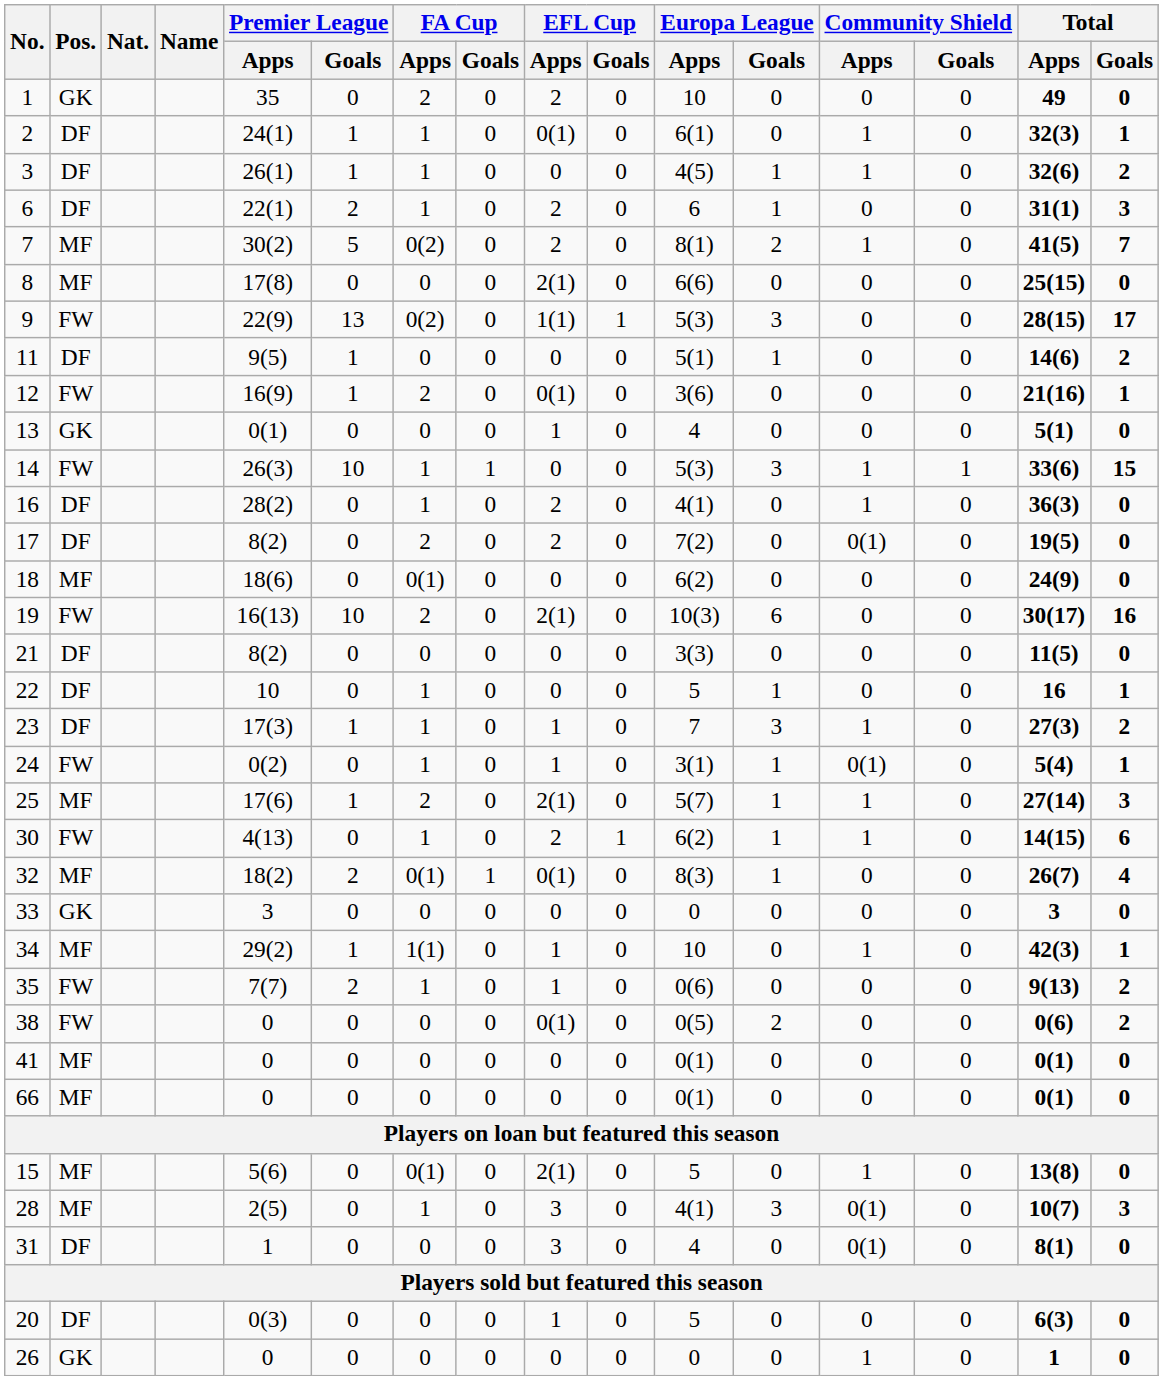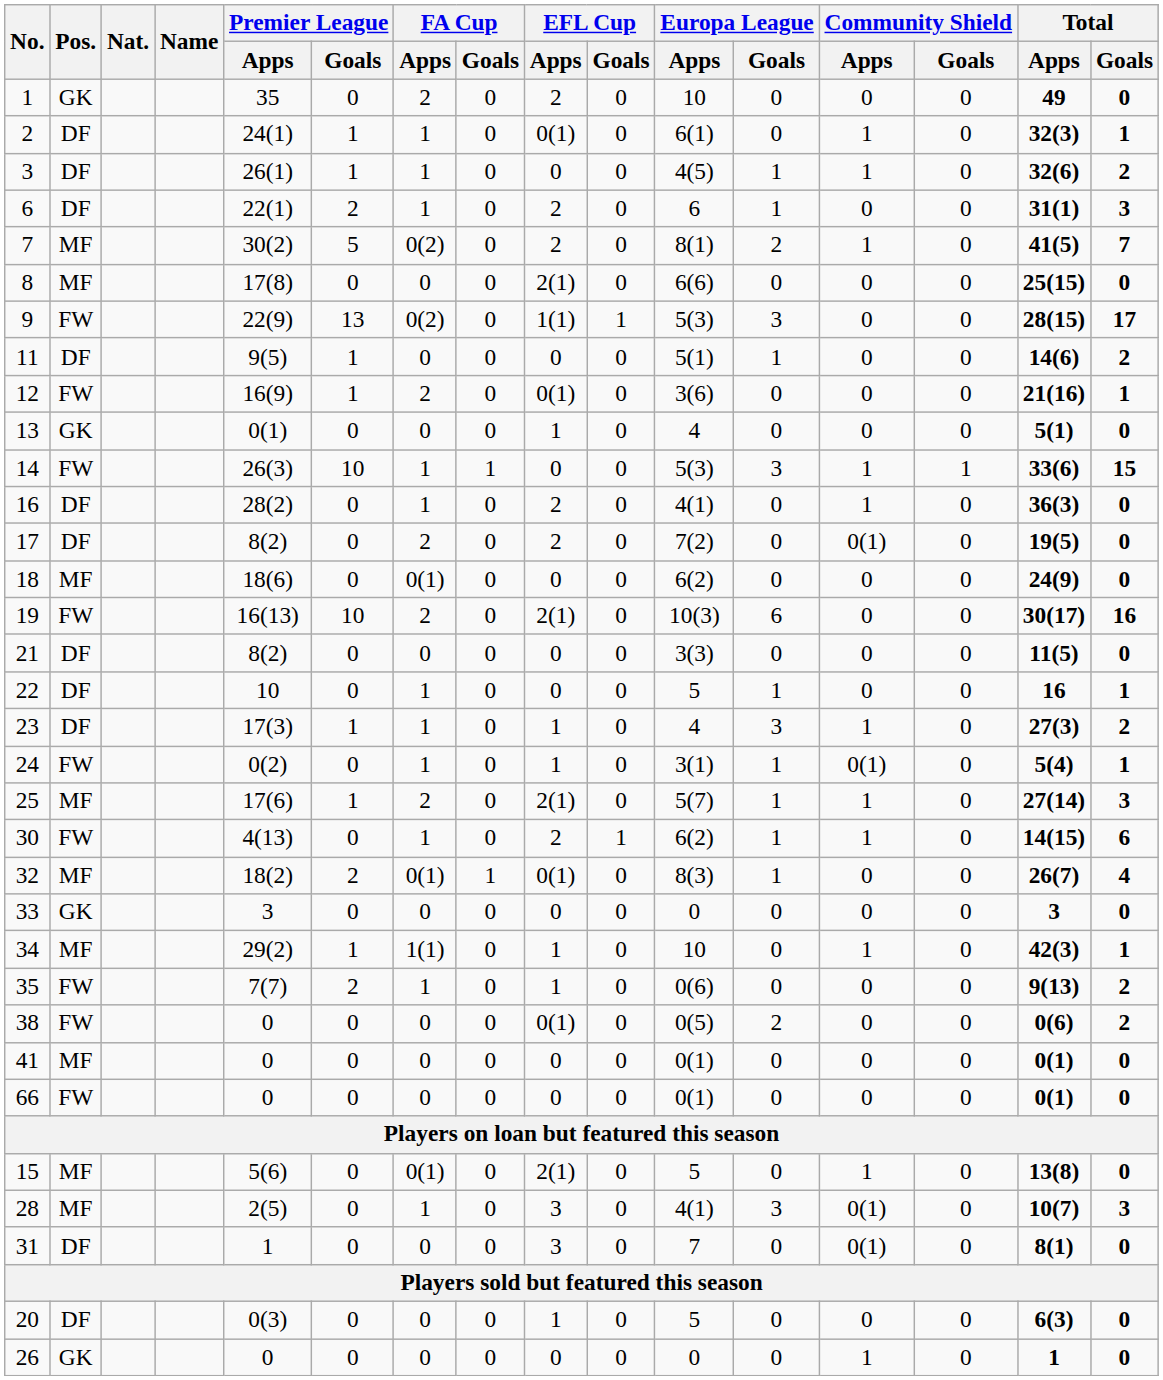(694, 726) 7 -> (694, 726) 4
(76, 1097) MF -> (76, 1097) FW
(694, 1245) 4 -> (694, 1245) 7
